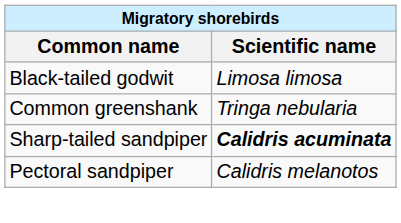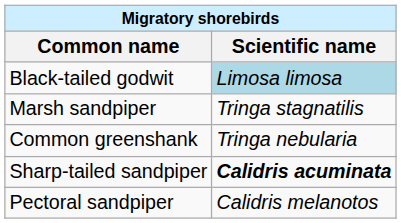(279, 77) no background -> (279, 77) lightblue background
+ row: (83, 109)
